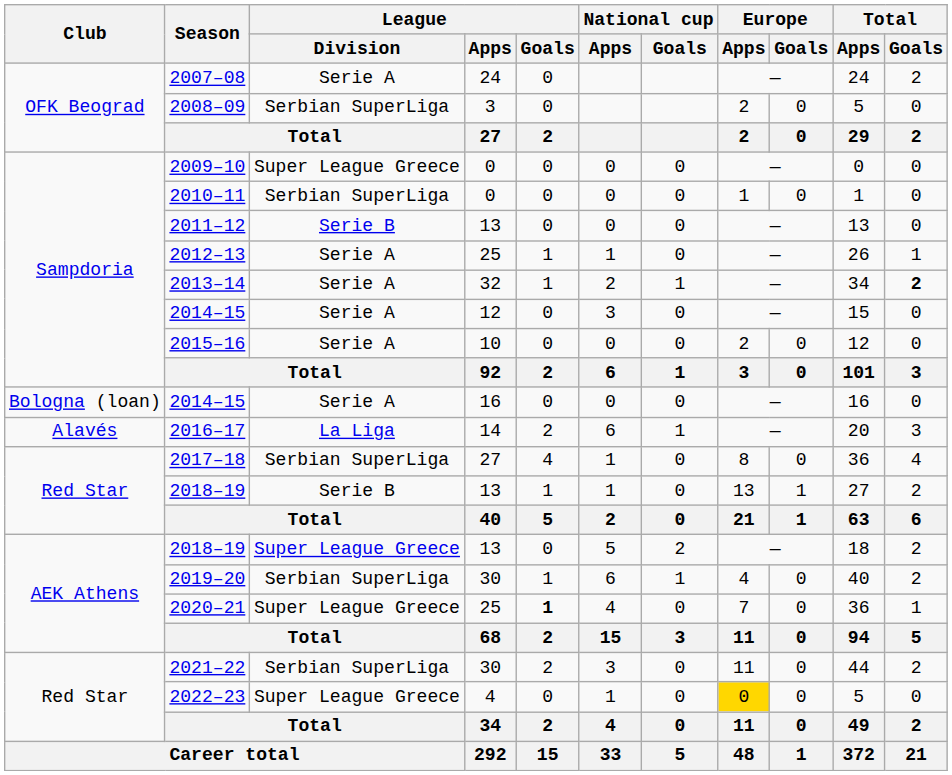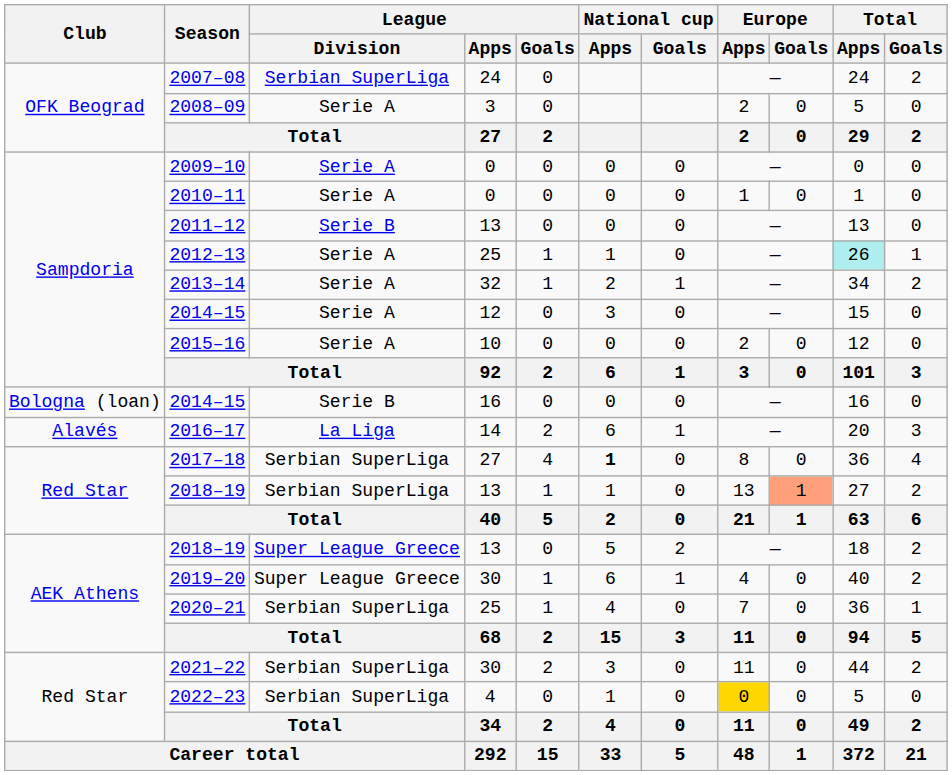(357, 78) Serie A -> (357, 78) Serbian SuperLiga
(357, 108) Serbian SuperLiga -> (357, 108) Serie A
(357, 167) Super League Greece -> (357, 167) Serie A
(357, 196) Serbian SuperLiga -> (357, 196) Serie A
(859, 255) no background -> (859, 255) paleturquoise background
(916, 284) bold -> (916, 284) normal
(357, 402) Serie A -> (357, 402) Serie B
(610, 461) normal -> (610, 461) bold
(357, 491) Serie B -> (357, 491) Serbian SuperLiga
(801, 491) no background -> (801, 491) lightsalmon background
(357, 579) Serbian SuperLiga -> (357, 579) Super League Greece
(357, 608) Super League Greece -> (357, 608) Serbian SuperLiga
(548, 608) bold -> (548, 608) normal
(357, 697) Super League Greece -> (357, 697) Serbian SuperLiga
